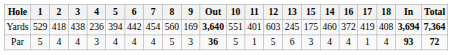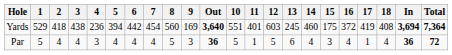columns swapped: (330, 12) <-> (311, 12)
(409, 42) 93 -> (409, 42) 36
